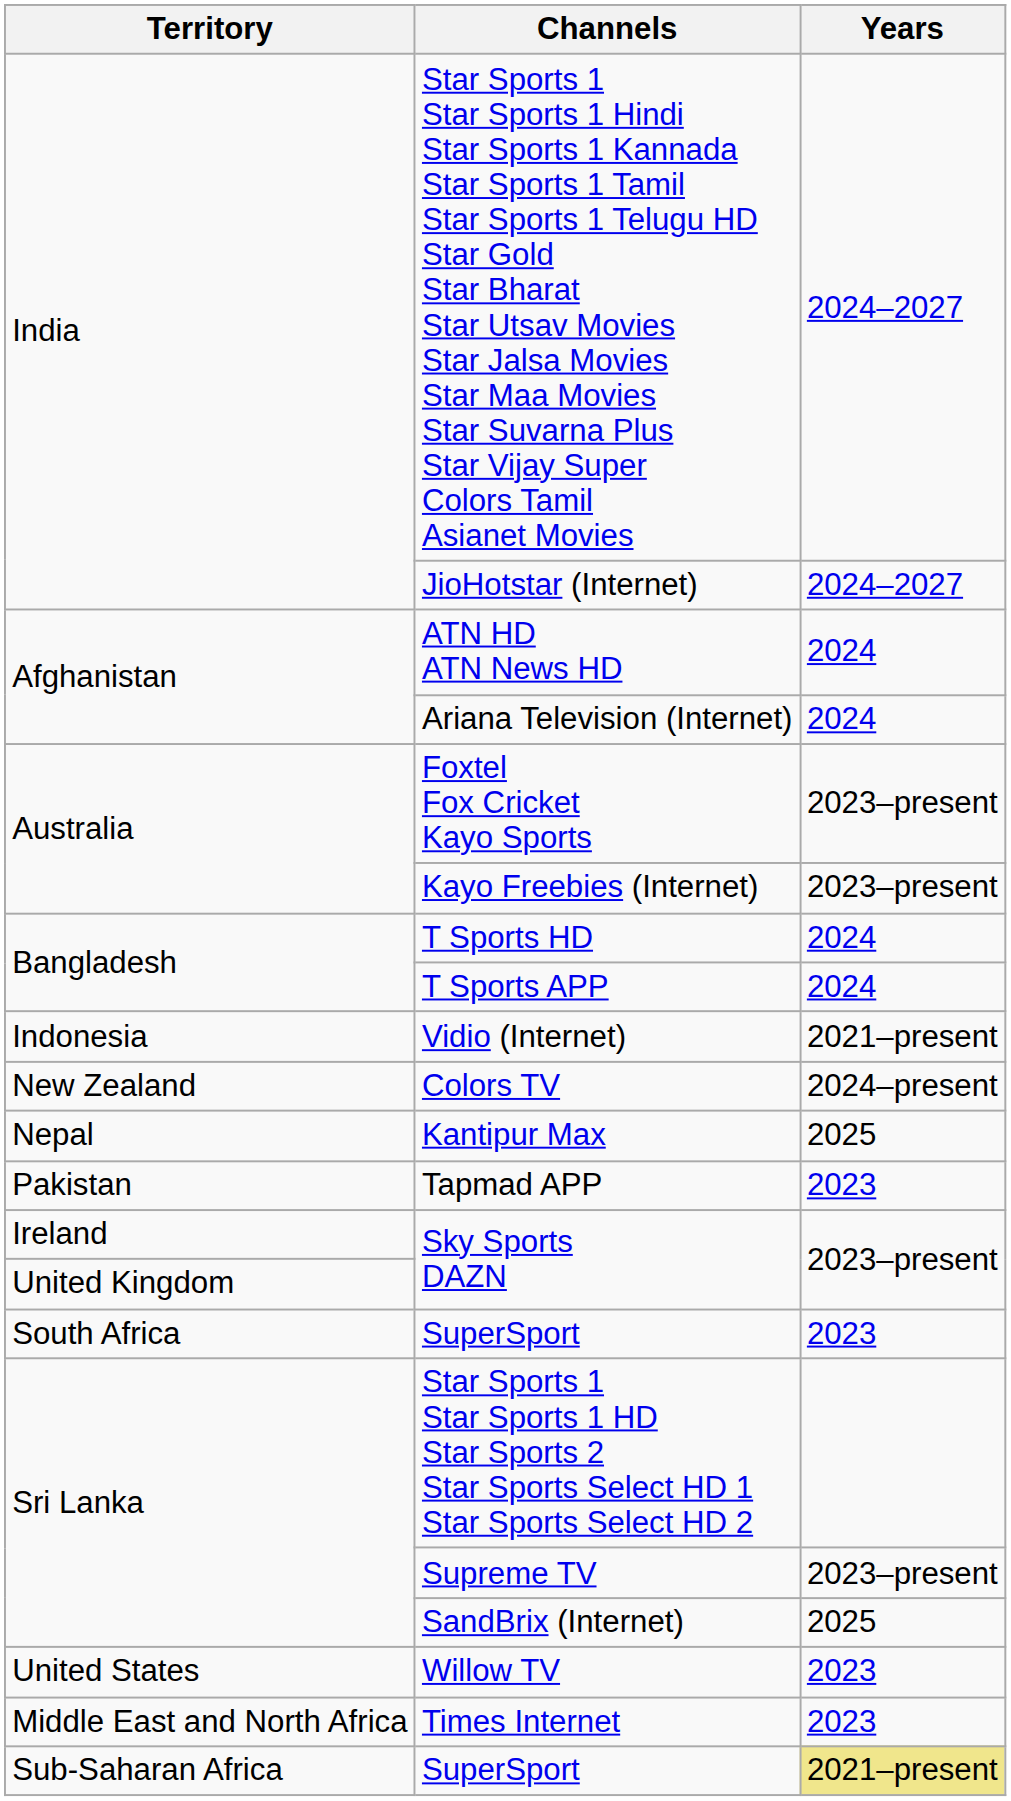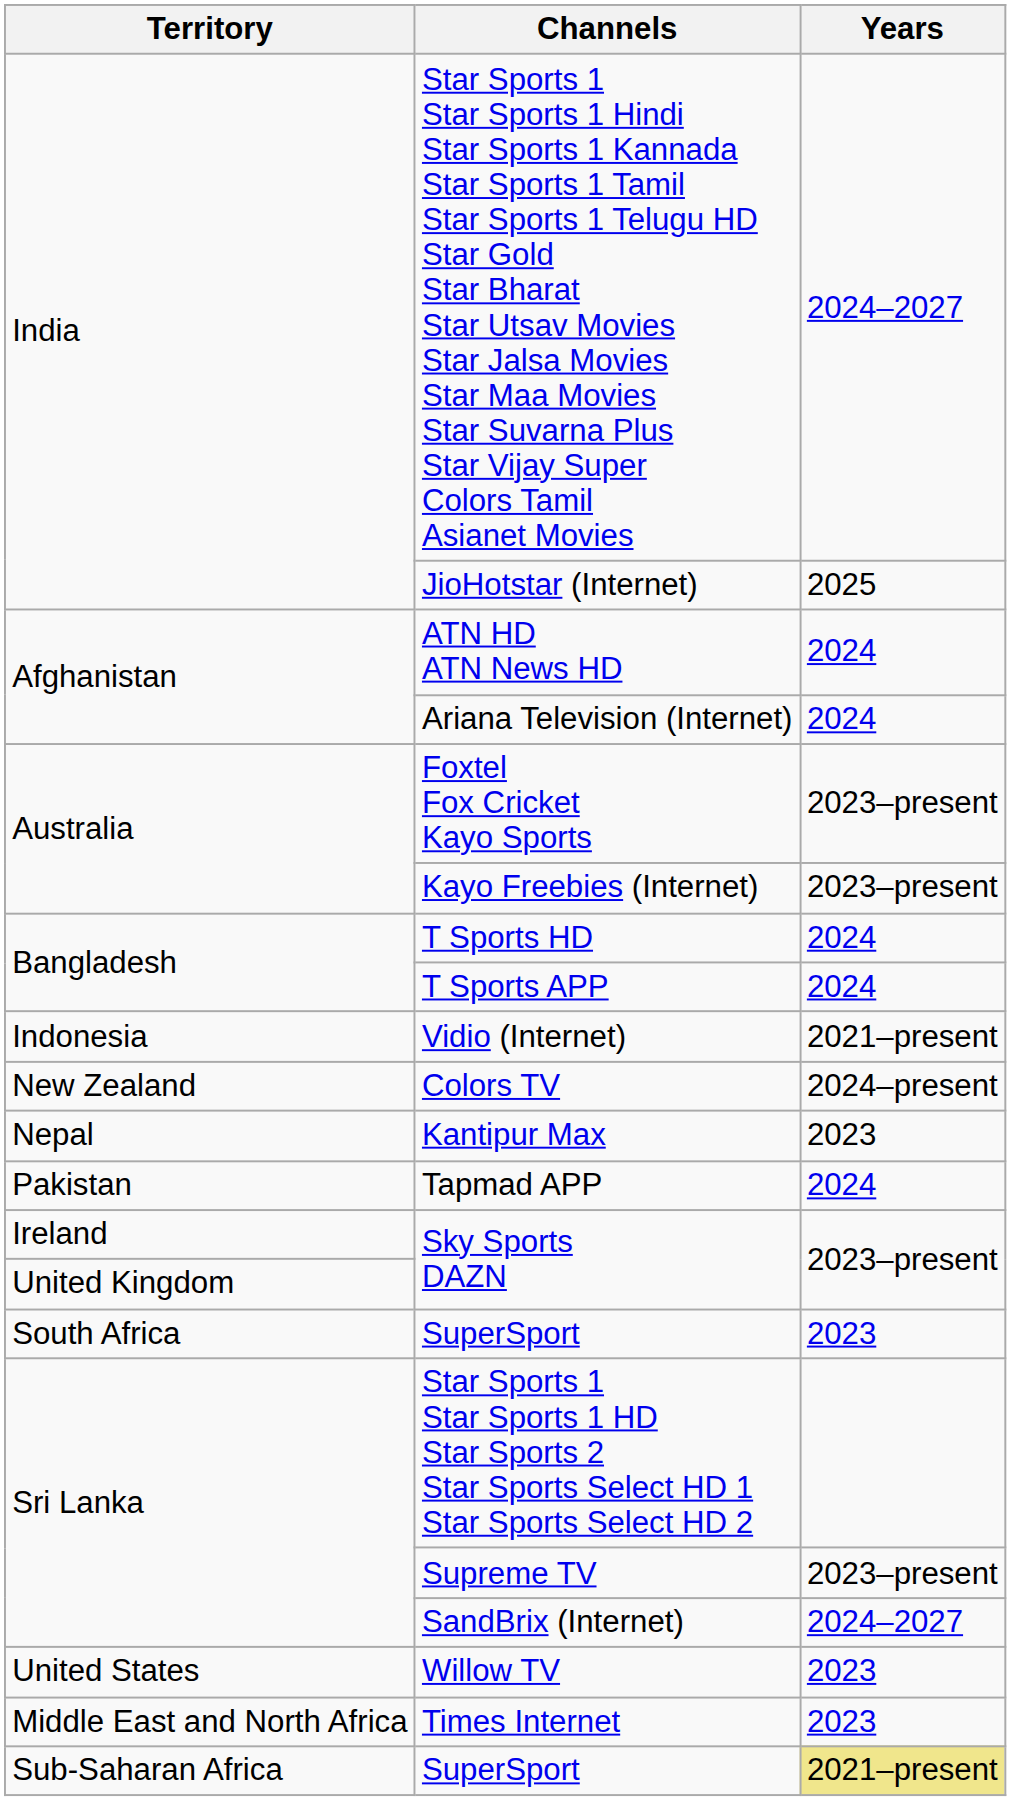(885, 584) 2024–2027 -> (842, 584) 2025
(842, 1135) 2025 -> (842, 1135) 2023
(842, 1184) 2023 -> (842, 1184) 2024
(842, 1621) 2025 -> (885, 1621) 2024–2027
